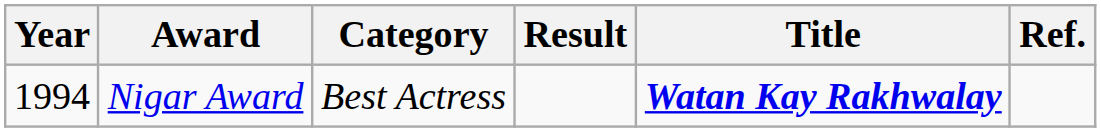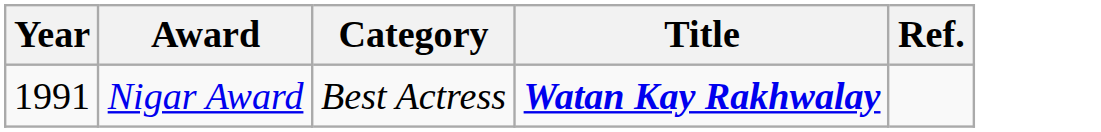- column: (575, 34)
(52, 95) 1994 -> (52, 95) 1991
